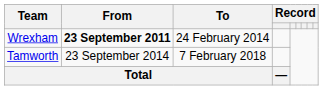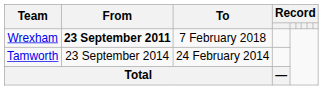(223, 38) 24 February 2014 -> (223, 38) 7 February 2018
(223, 56) 7 February 2018 -> (223, 56) 24 February 2014
